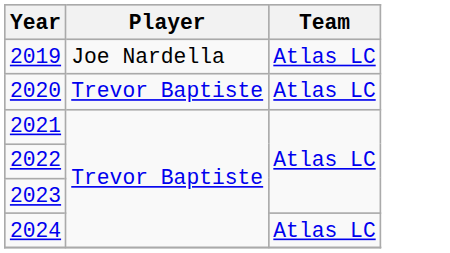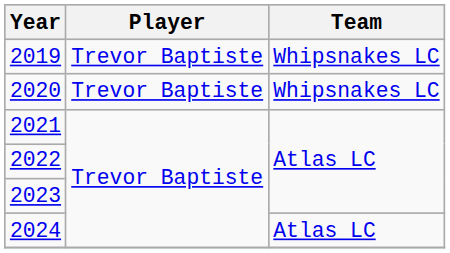(148, 57) Joe Nardella -> (167, 57) Trevor Baptiste
(325, 57) Atlas LC -> (356, 57) Whipsnakes LC
(325, 92) Atlas LC -> (356, 92) Whipsnakes LC
